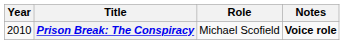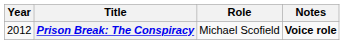(19, 30) 2010 -> (19, 30) 2012
